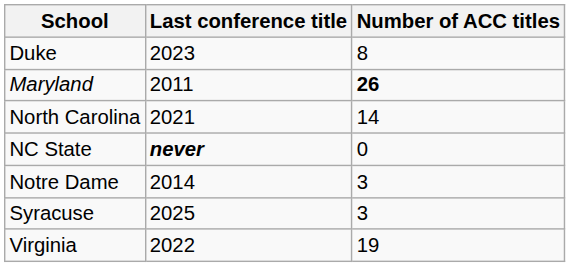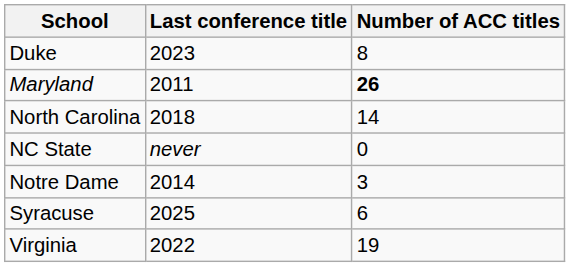(172, 117) 2021 -> (172, 117) 2018
(177, 149) bold -> (175, 149) normal
(362, 214) 3 -> (362, 214) 6
